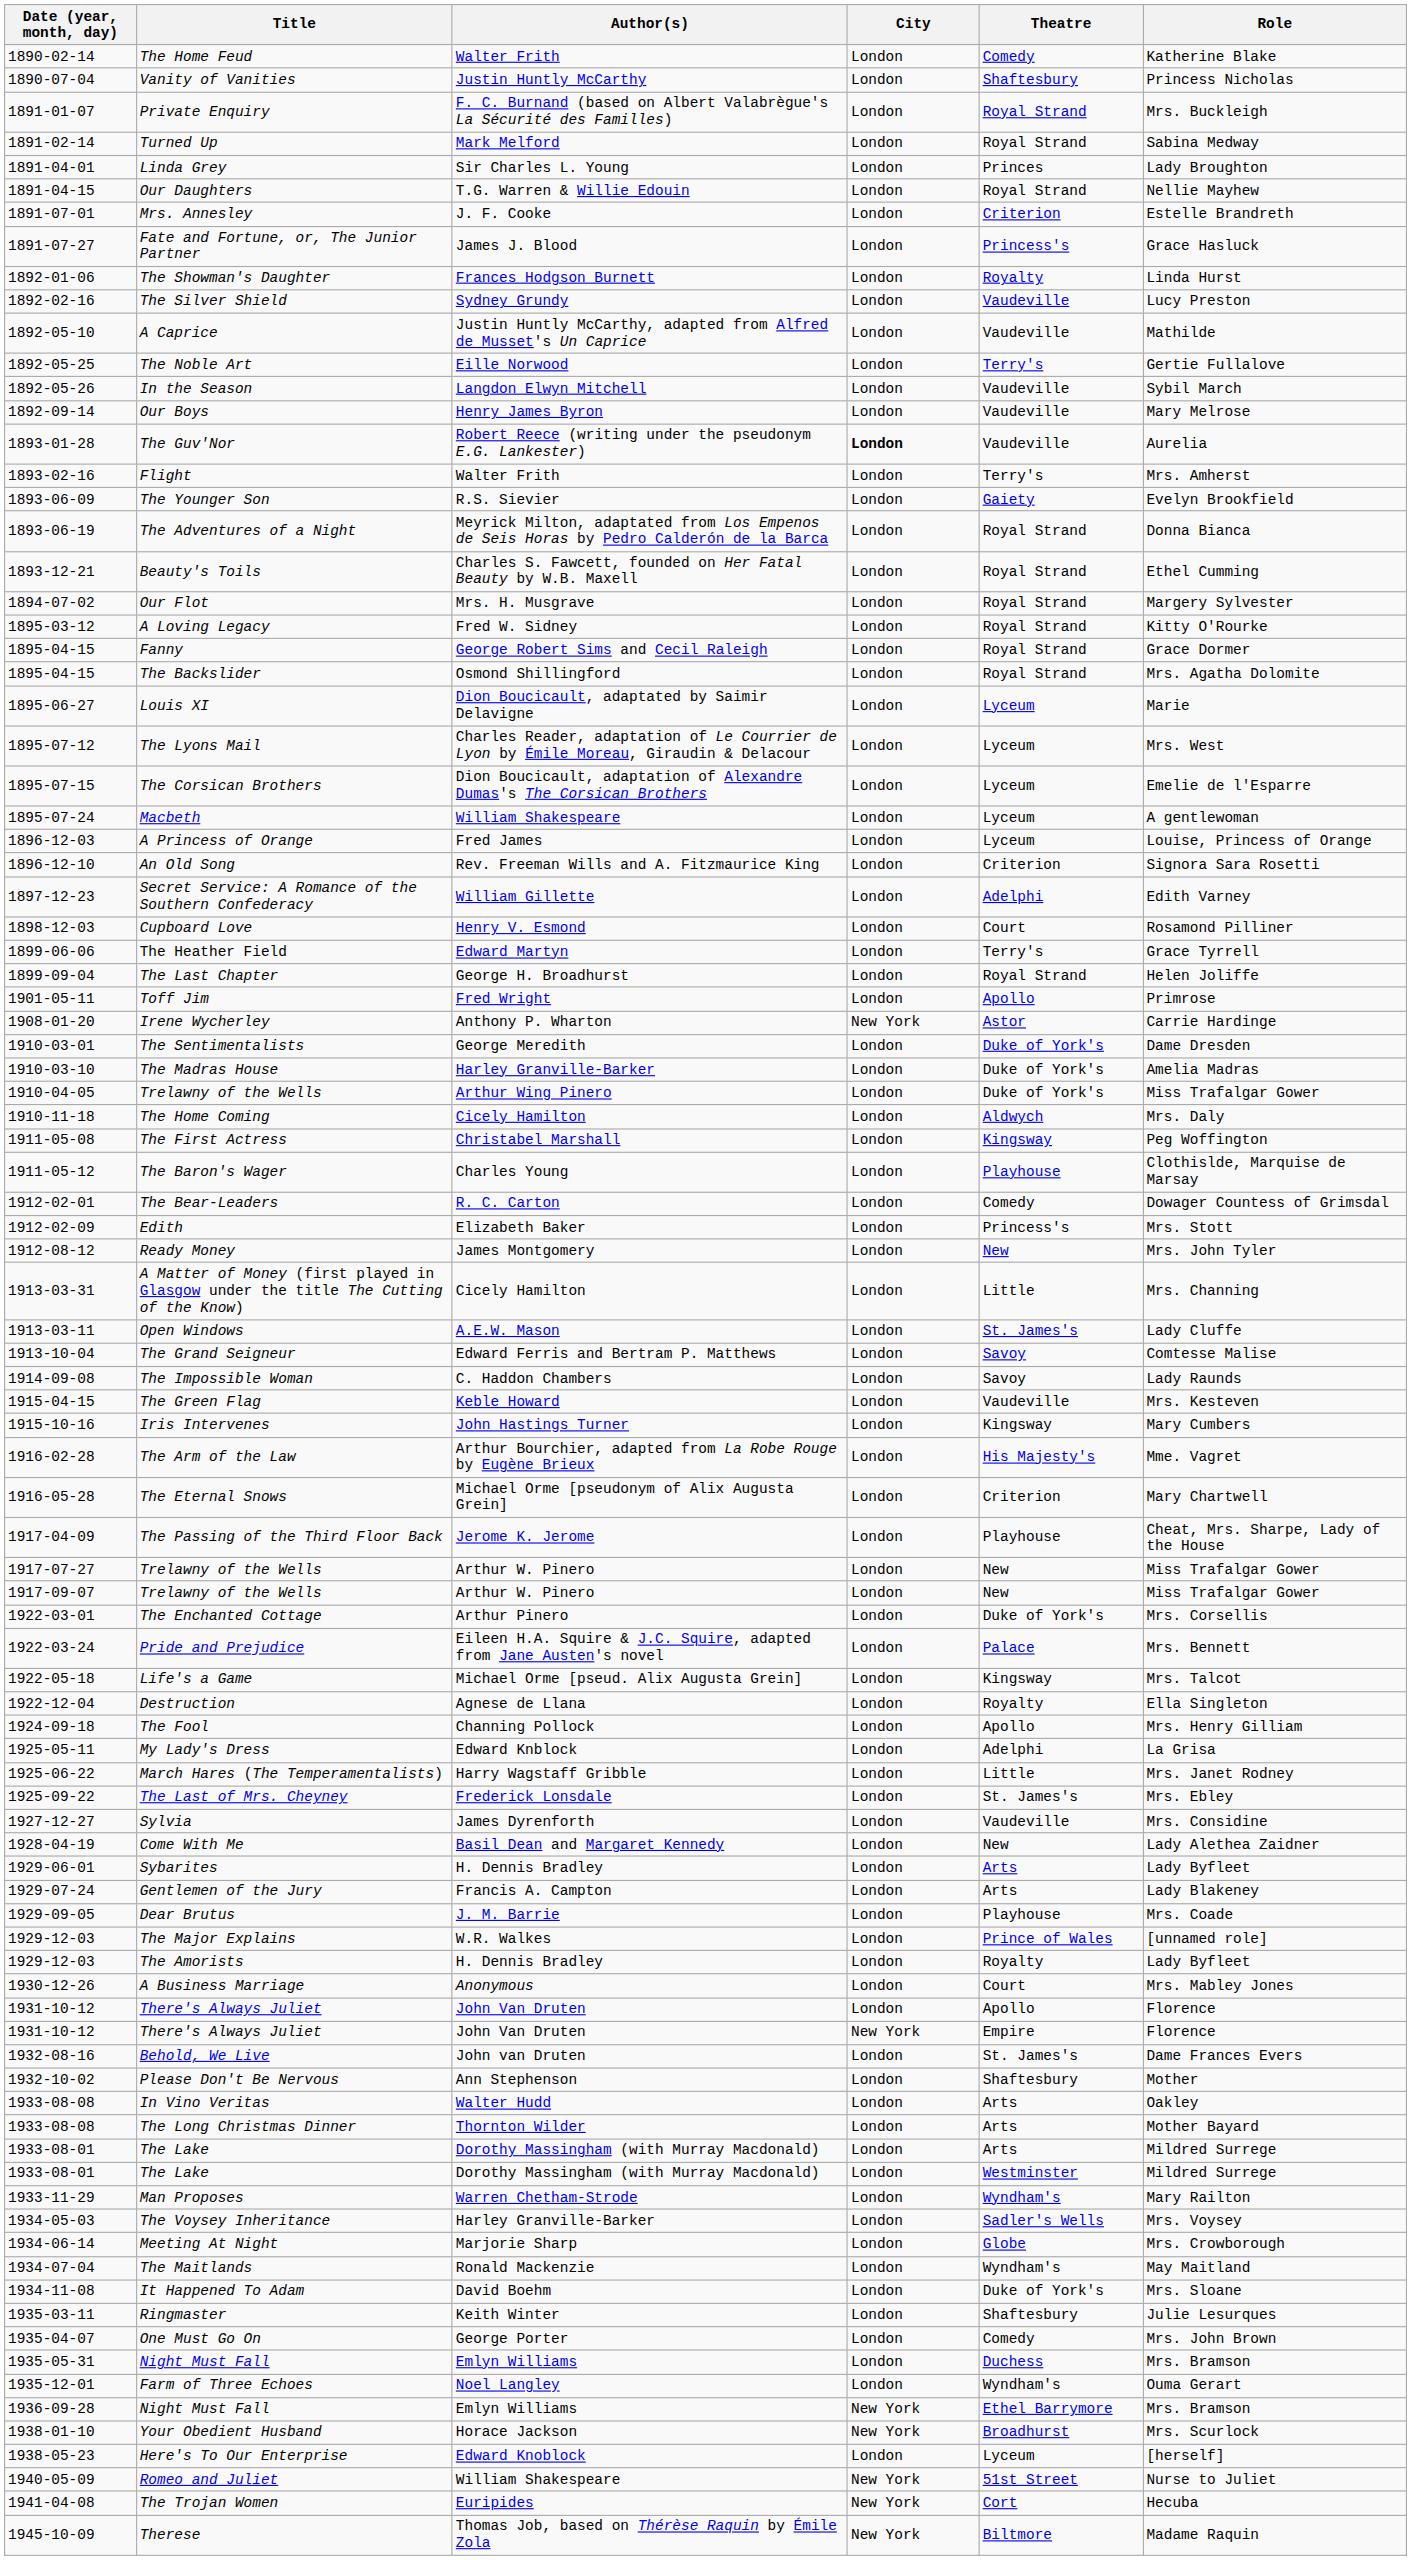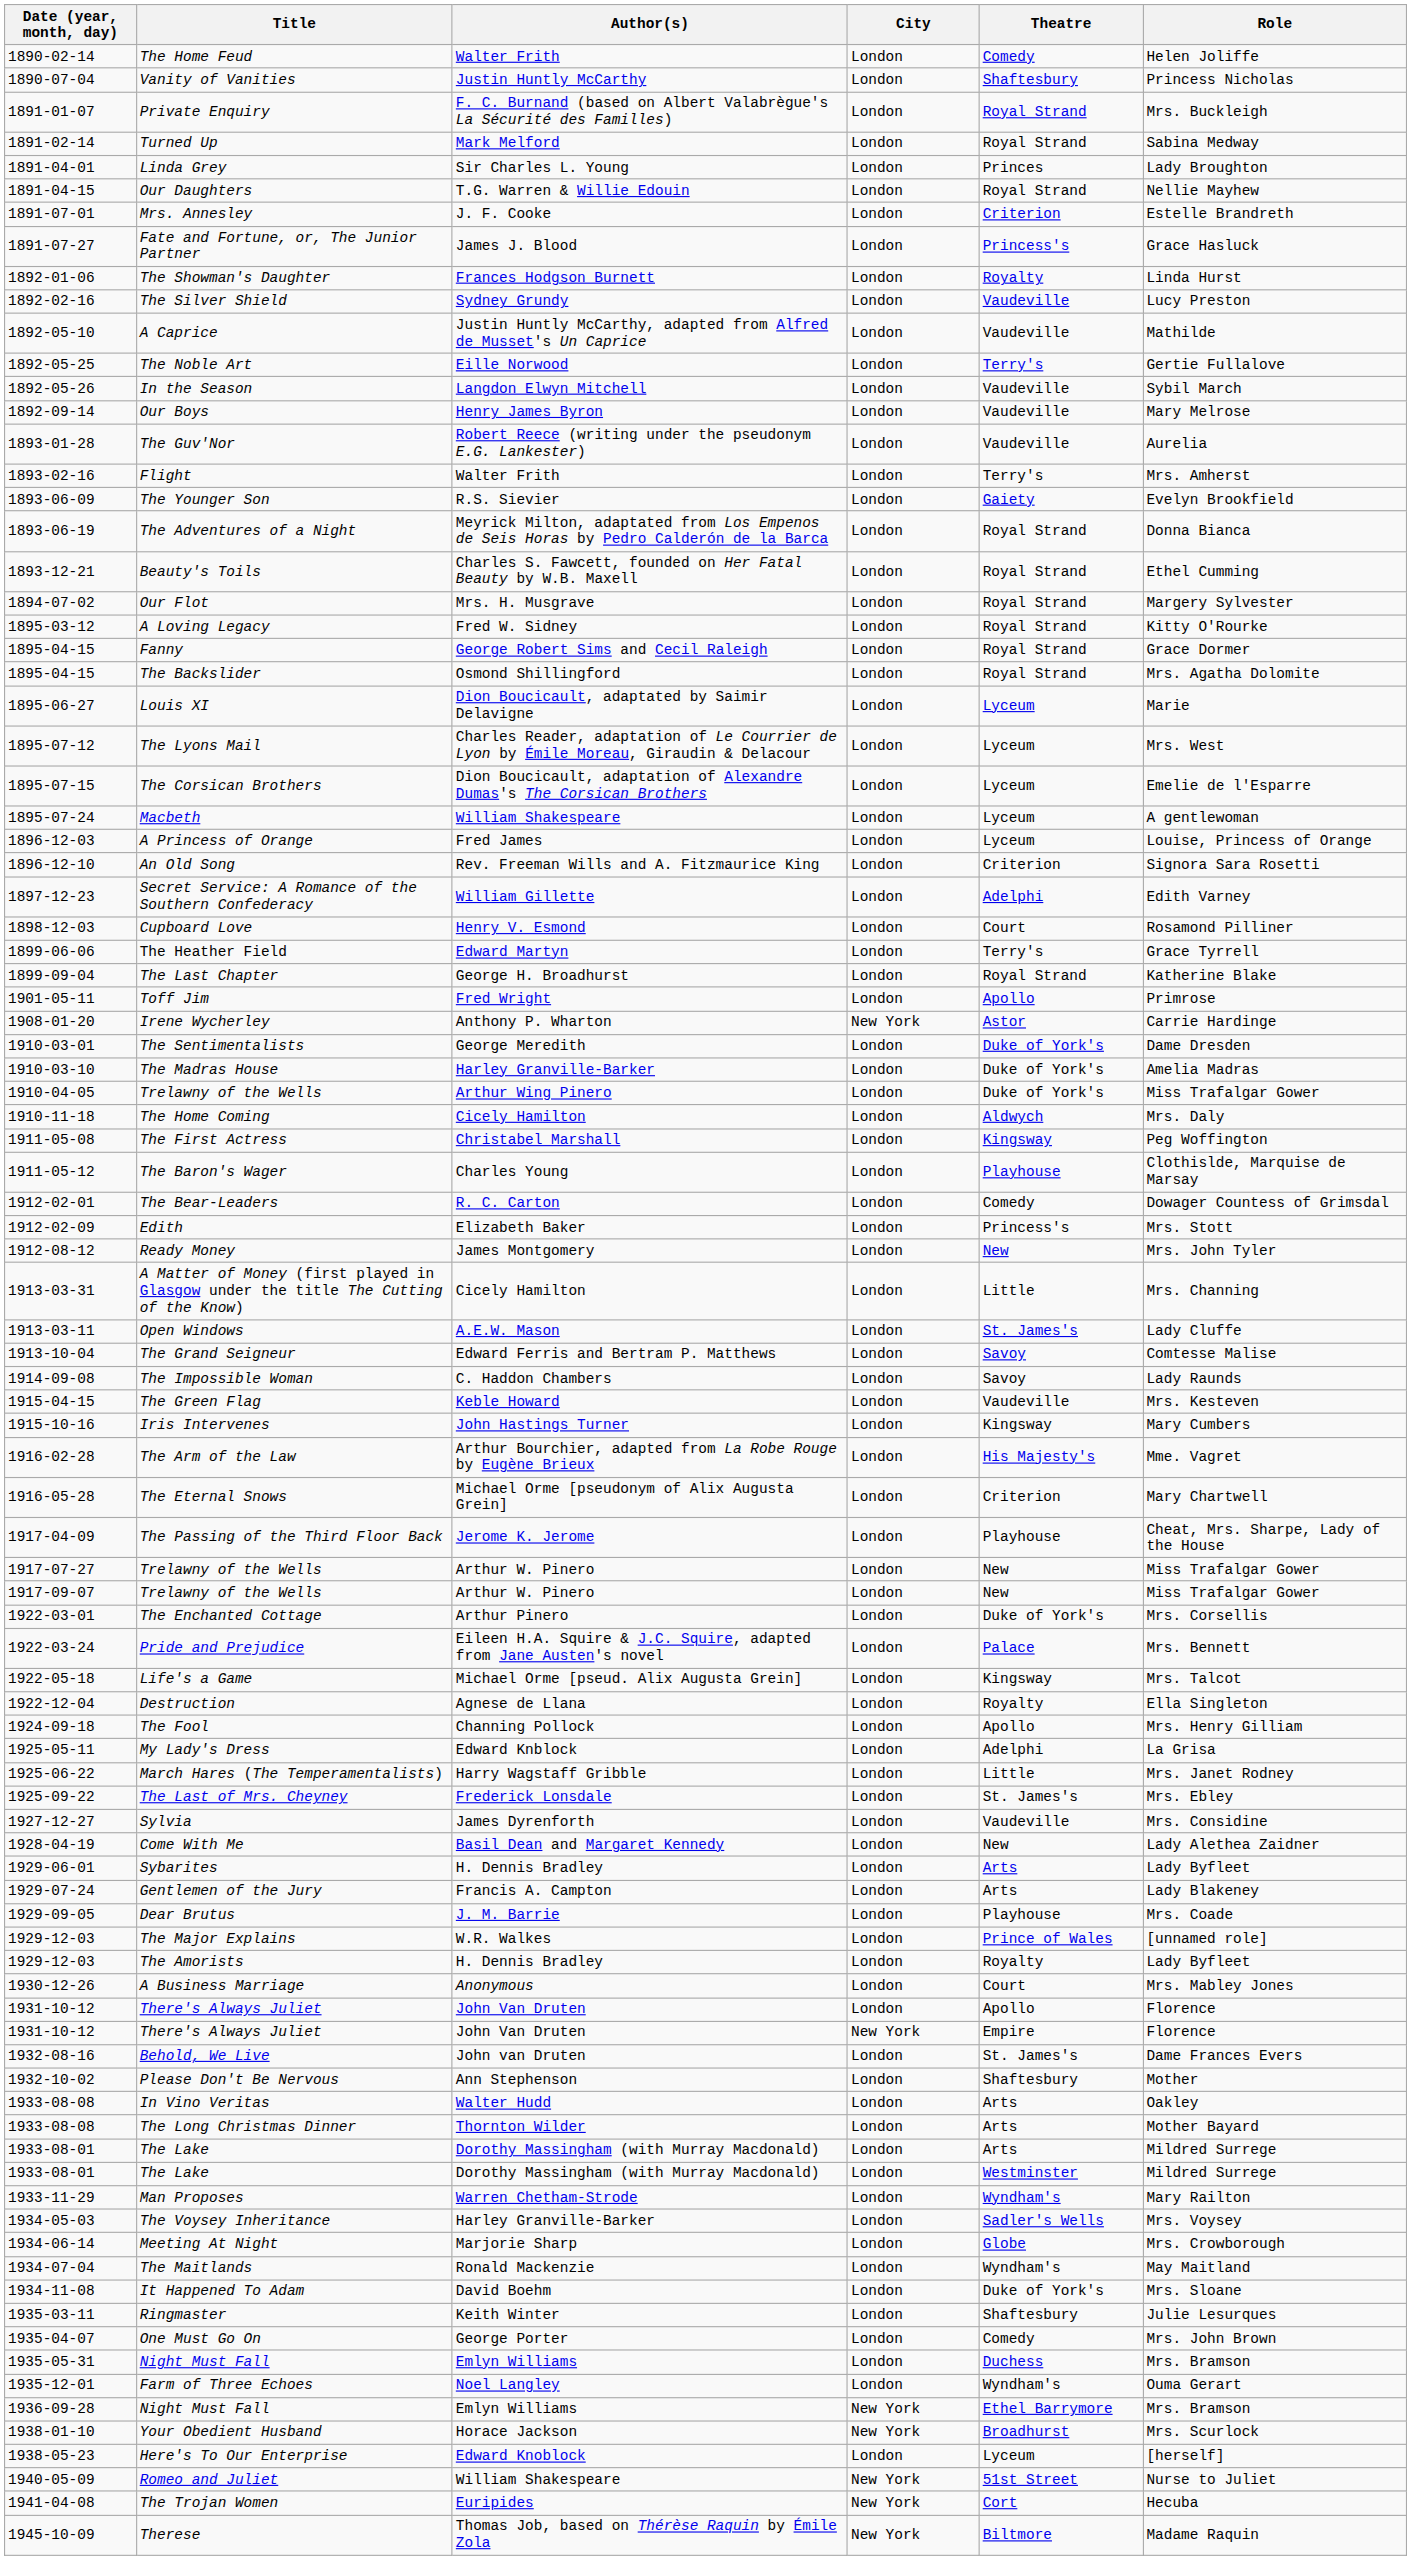(1211, 56) Katherine Blake -> (1203, 56) Helen Joliffe
(877, 444) bold -> (877, 444) normal
(1203, 976) Helen Joliffe -> (1211, 976) Katherine Blake
